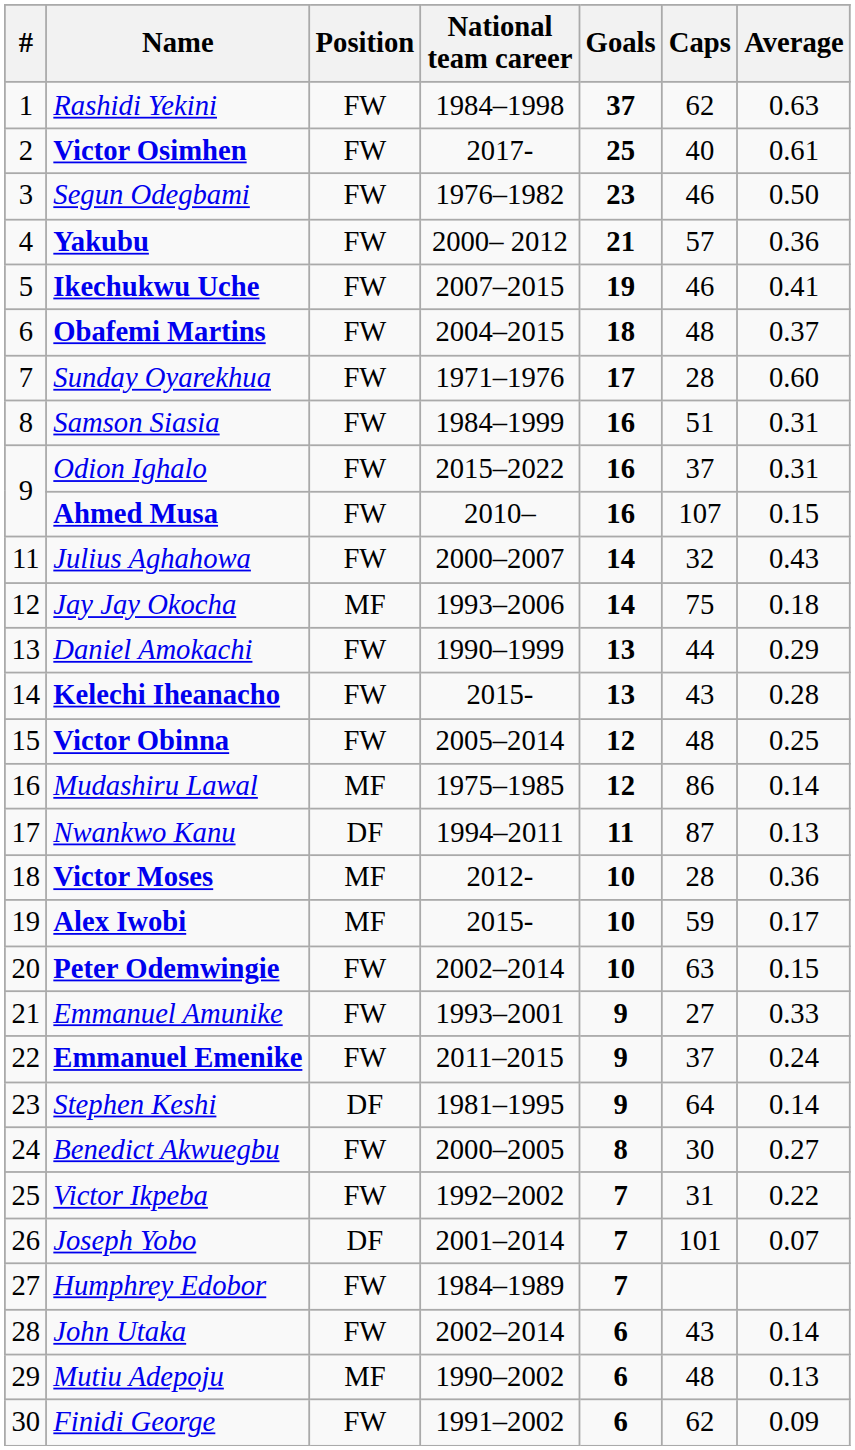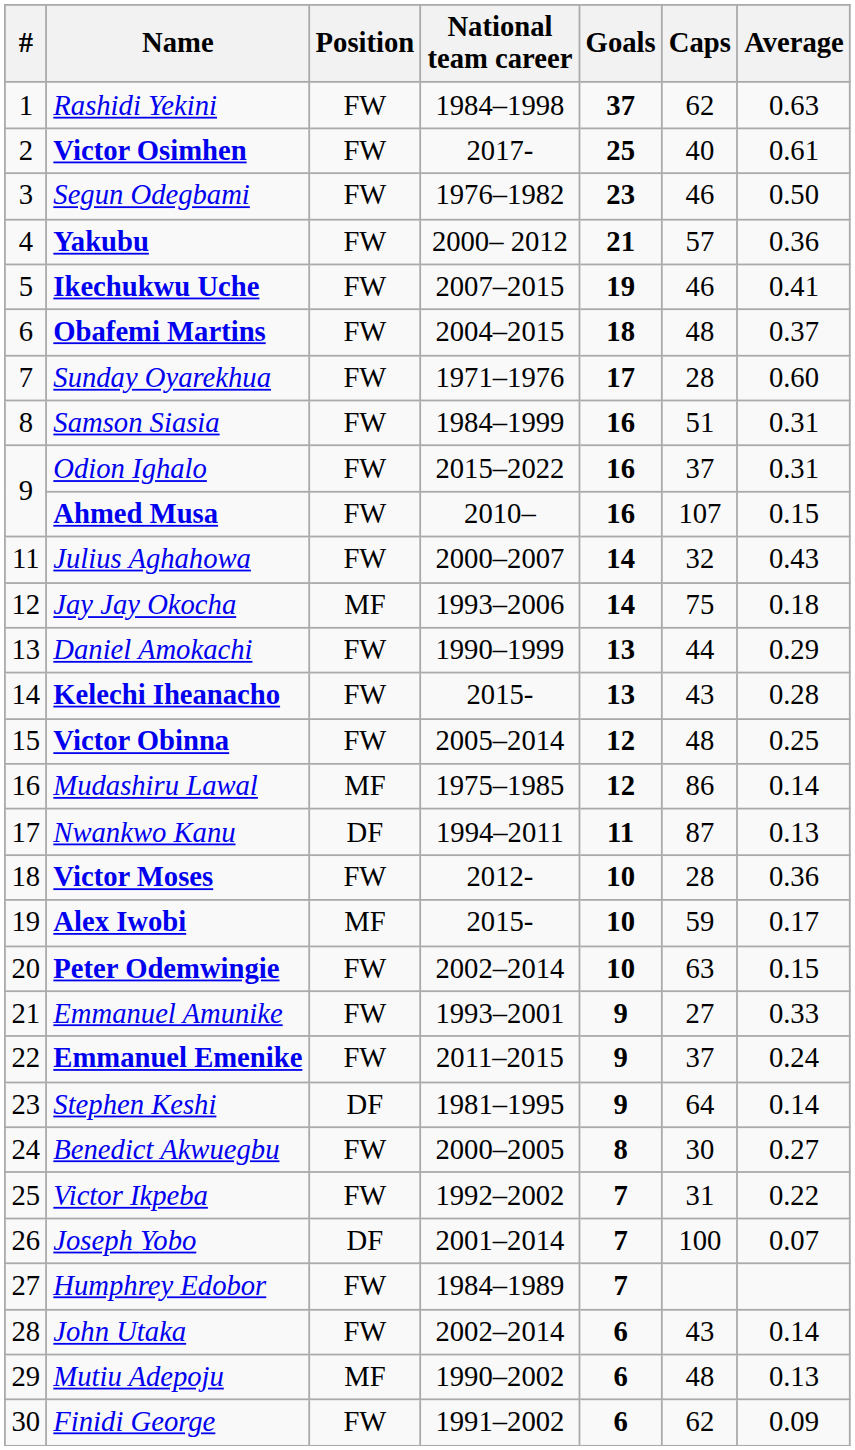(365, 877) MF -> (365, 877) FW
(700, 1240) 101 -> (700, 1240) 100
